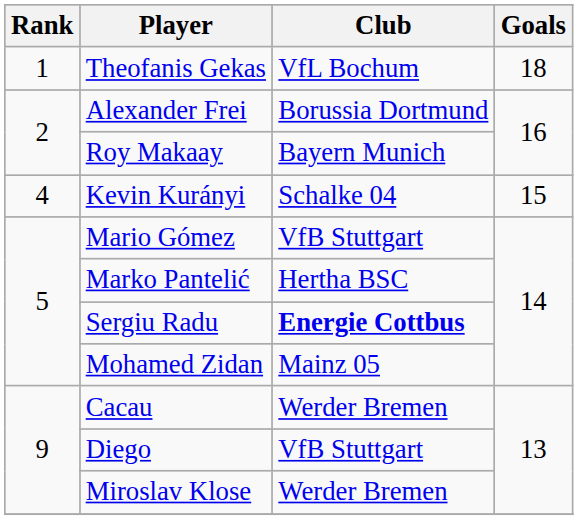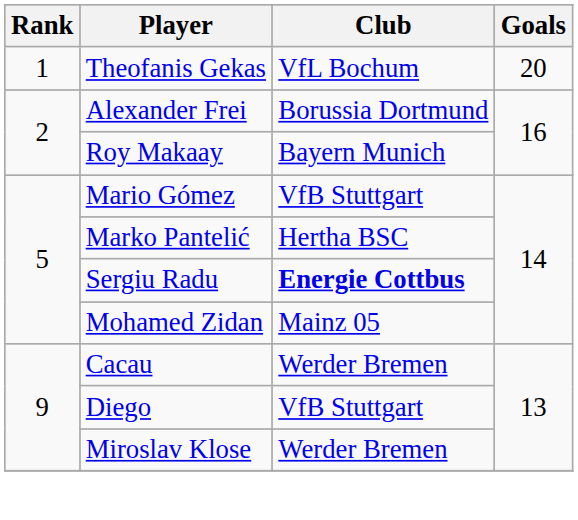(533, 68) 18 -> (533, 68) 20
- row: (165, 195)
